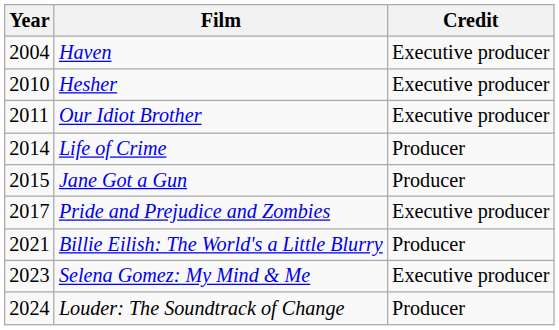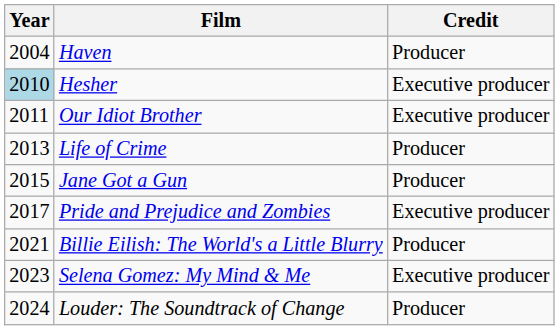(471, 52) Executive producer -> (428, 52) Producer
(29, 84) no background -> (29, 84) lightblue background
(29, 148) 2014 -> (29, 148) 2013
